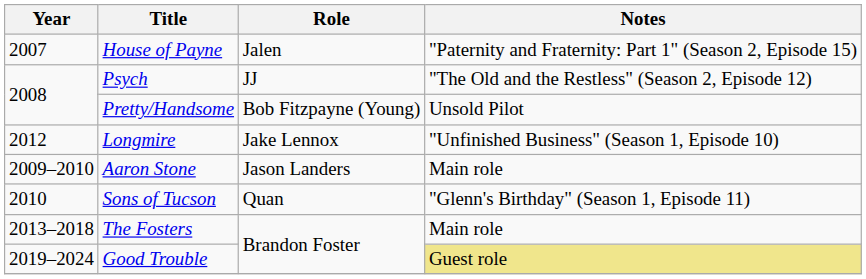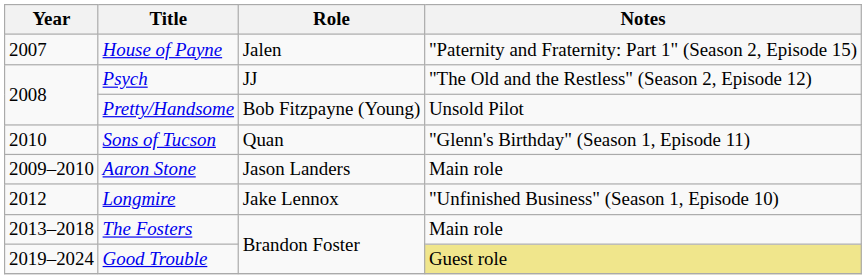rows swapped: (159, 199) <-> (139, 139)
